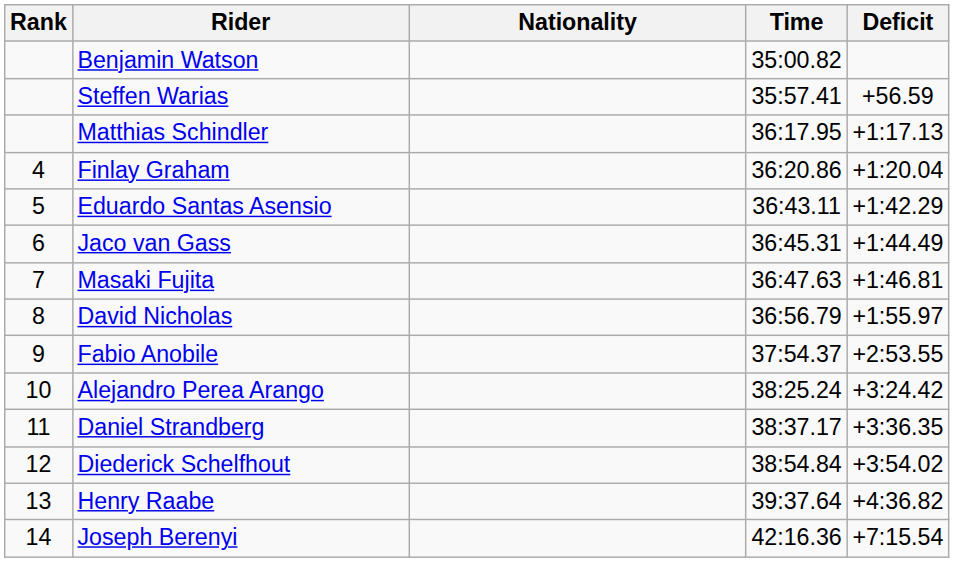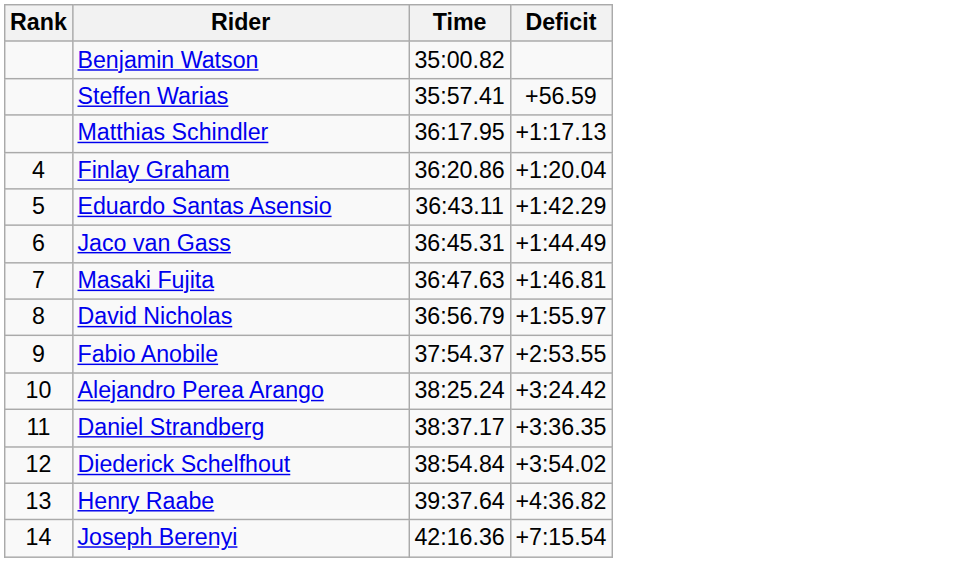- column: (578, 22)
